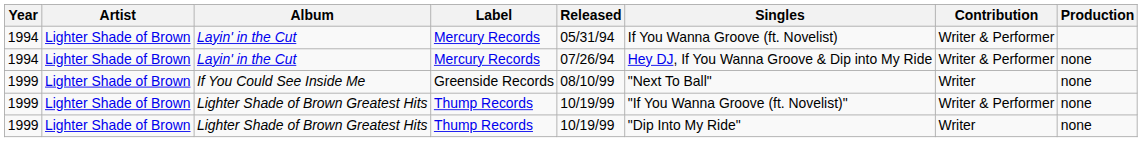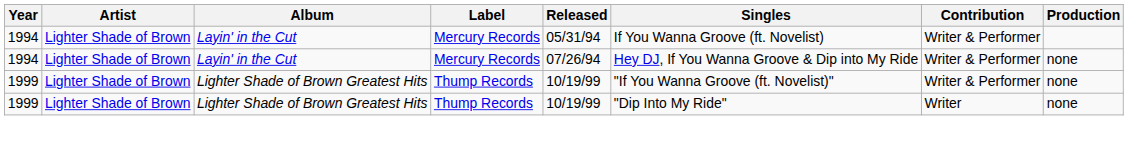- row: (281, 81)
